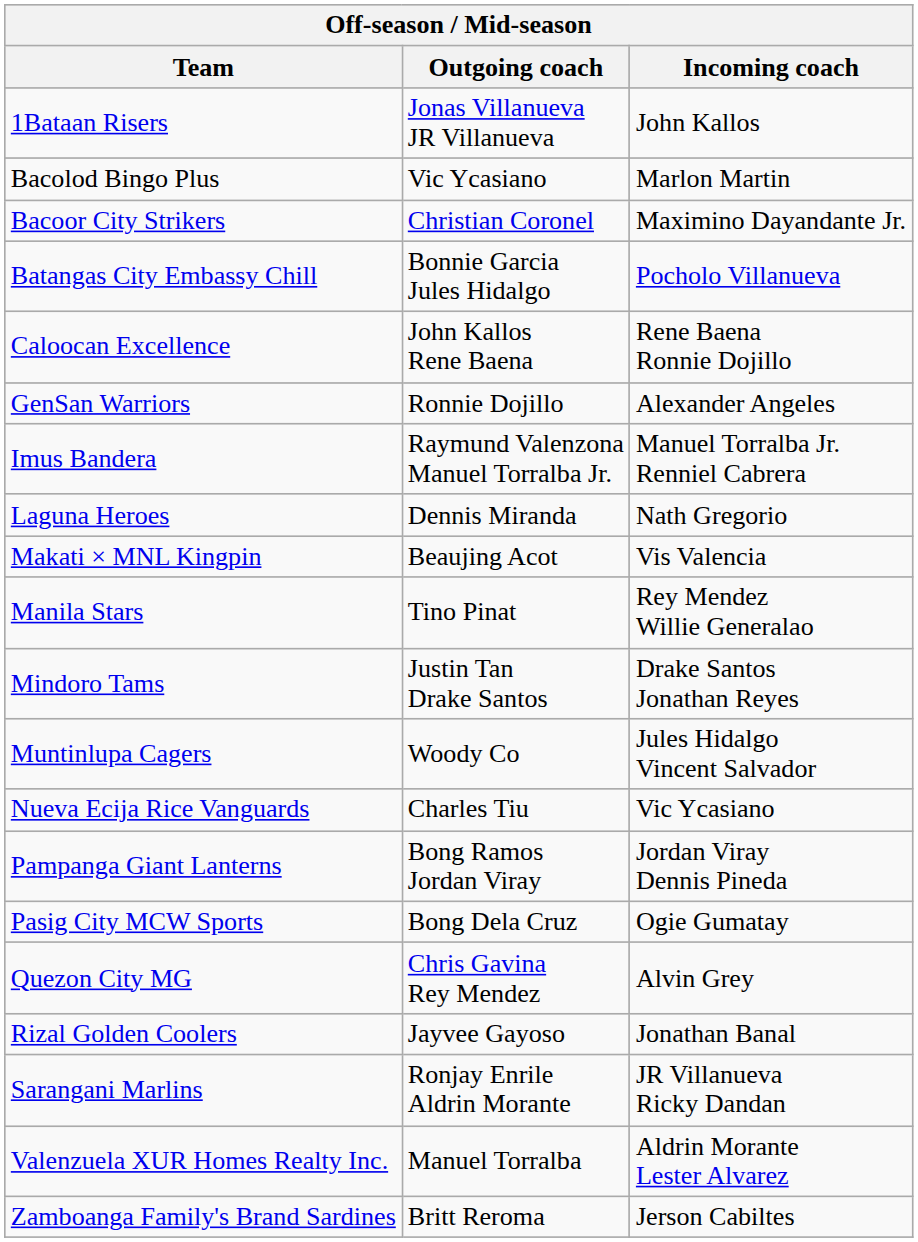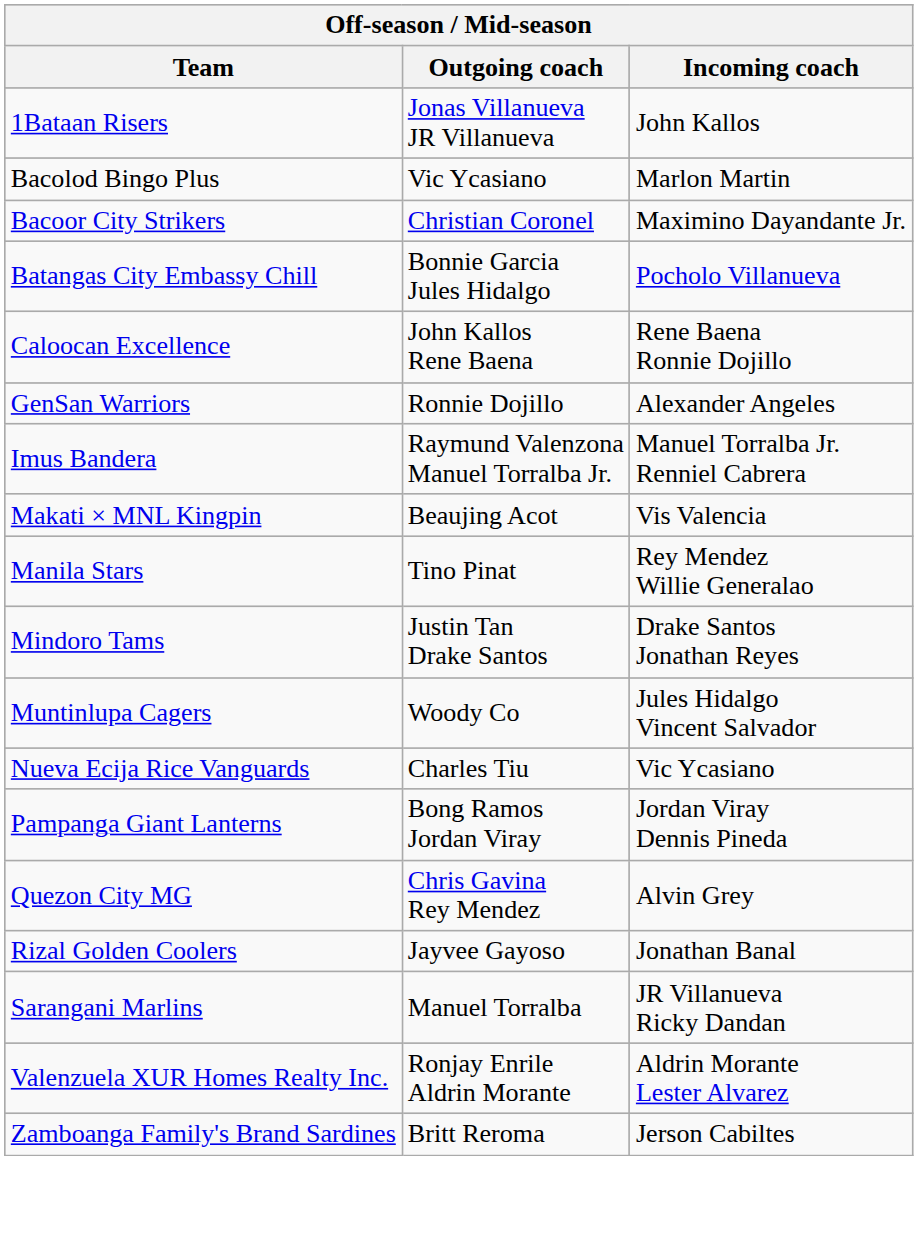- row: (90, 514)
- row: (137, 921)
(489, 1089) Ronjay Enrile Aldrin Morante -> (495, 1007) Manuel Torralba
(495, 1160) Manuel Torralba -> (489, 1077) Ronjay Enrile Aldrin Morante
